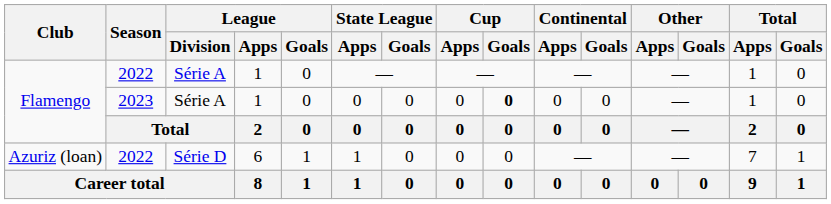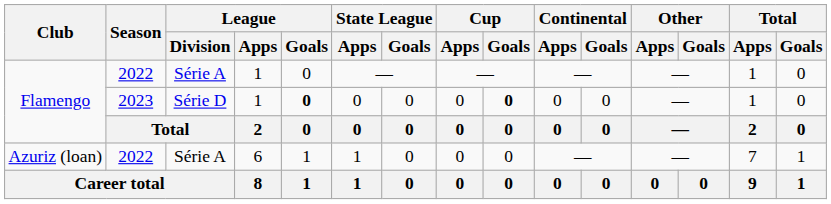(200, 101) Série A -> (200, 101) Série D
(307, 101) normal -> (307, 101) bold
(200, 156) Série D -> (200, 156) Série A
